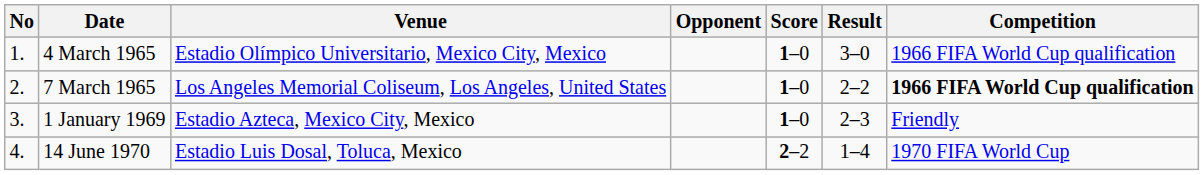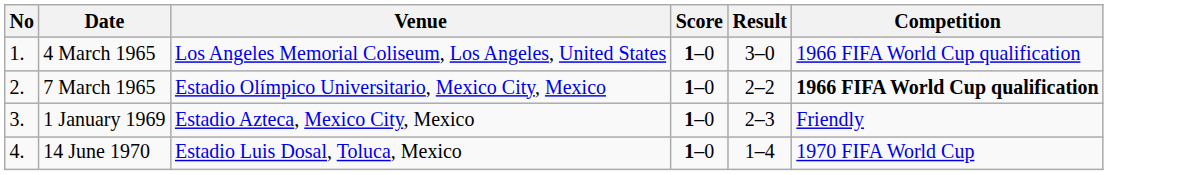- column: (718, 20)
(390, 53) Estadio Olímpico Universitario, Mexico City, Mexico -> (421, 53) Los Angeles Memorial Coliseum, Los Angeles, United States
(421, 86) Los Angeles Memorial Coliseum, Los Angeles, United States -> (390, 86) Estadio Olímpico Universitario, Mexico City, Mexico
(794, 152) 2–2 -> (699, 152) 1–0
